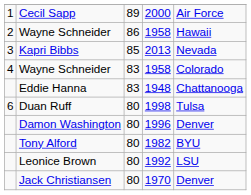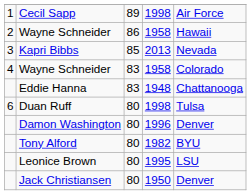(158, 13) 2000 -> (158, 13) 1998
(158, 161) 1992 -> (158, 161) 1995
(158, 180) 1970 -> (158, 180) 1950
